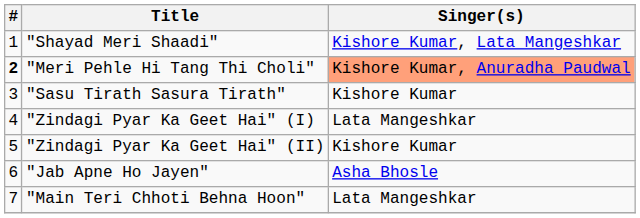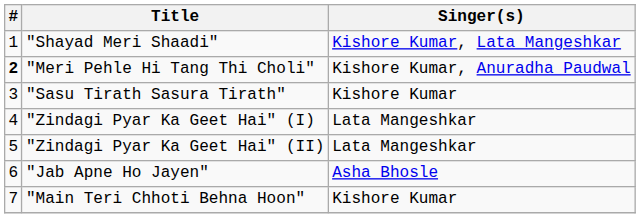(481, 70) lightsalmon background -> (481, 70) no background
(395, 148) Kishore Kumar -> (404, 148) Lata Mangeshkar
(404, 199) Lata Mangeshkar -> (395, 199) Kishore Kumar
